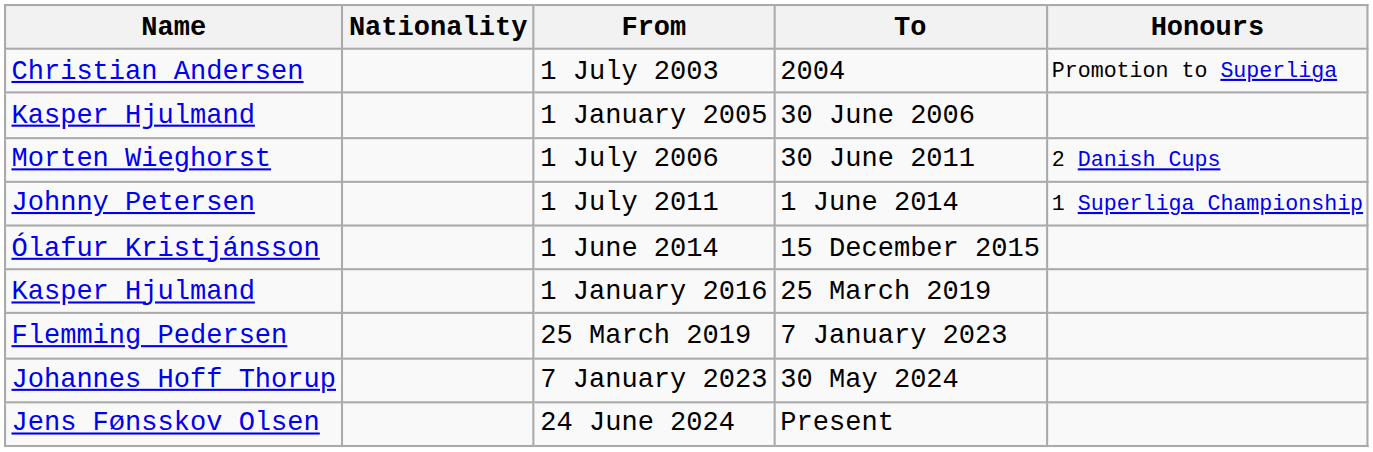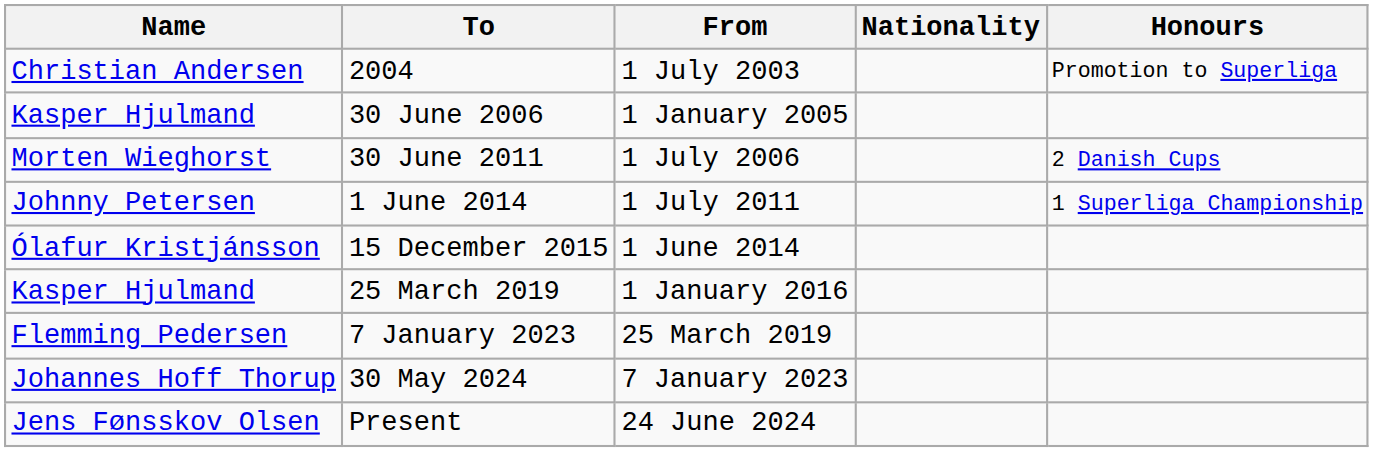columns swapped: (438, 27) <-> (910, 27)
